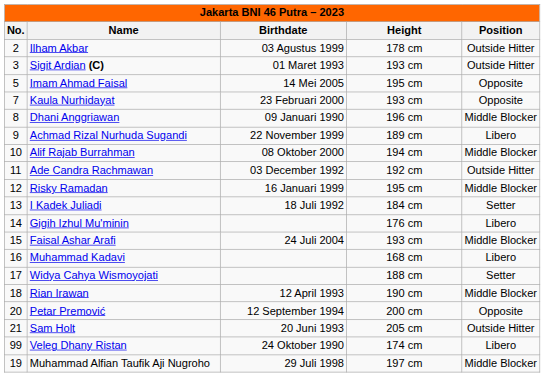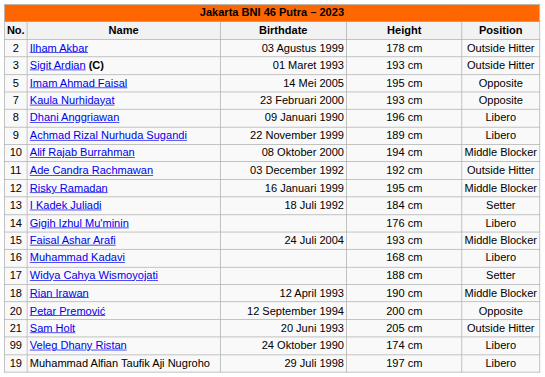(501, 118) Middle Blocker -> (501, 118) Libero
(501, 363) Middle Blocker -> (501, 363) Libero
